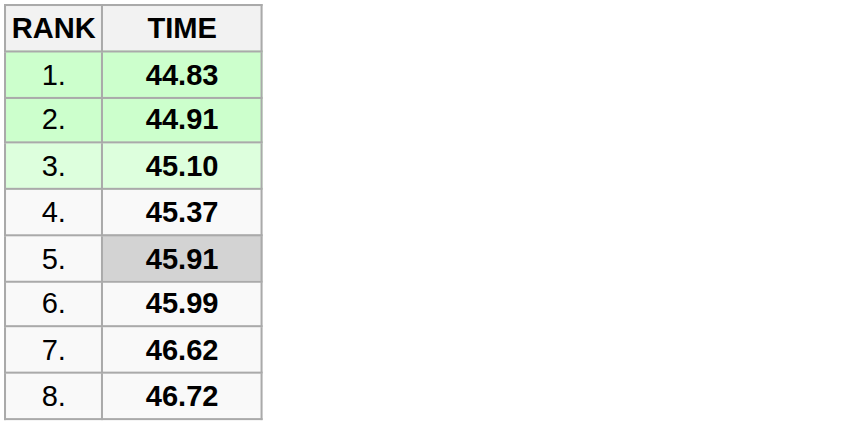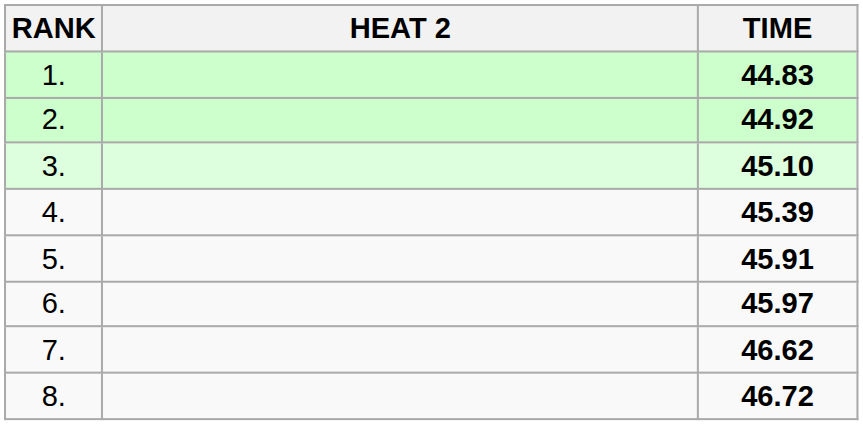+ column: (400, 28)
(182, 120) 44.91 -> (778, 120) 44.92
(182, 212) 45.37 -> (778, 212) 45.39
(182, 258) lightgrey background -> (778, 258) no background
(182, 304) 45.99 -> (778, 304) 45.97
